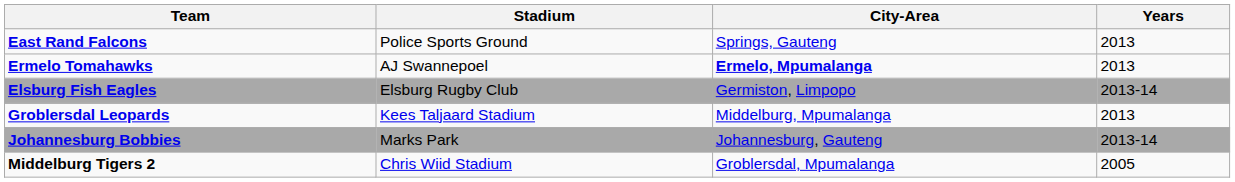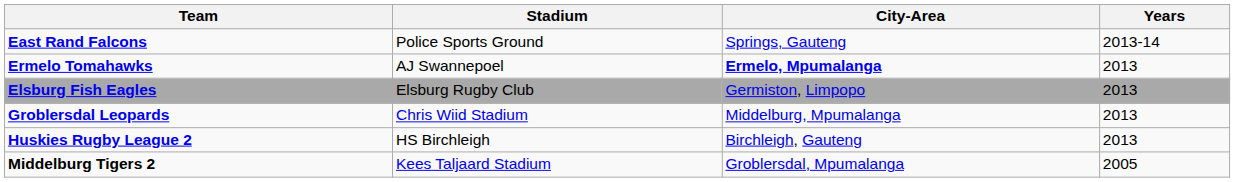(1118, 41) 2013 -> (1131, 41) 2013-14
(1129, 90) 2013-14 -> (1120, 90) 2013
(458, 115) Kees Taljaard Stadium -> (462, 115) Chris Wiid Stadium
+ row: (100, 139)
- row: (94, 139)
(446, 164) Chris Wiid Stadium -> (473, 164) Kees Taljaard Stadium
